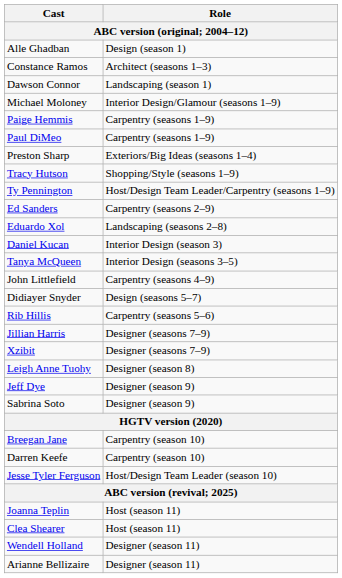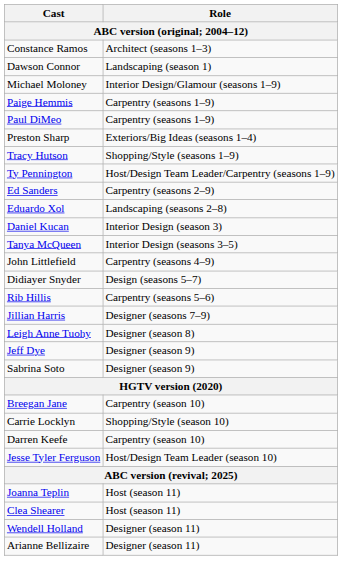- row: (38, 48)
- row: (21, 350)
+ row: (41, 421)
